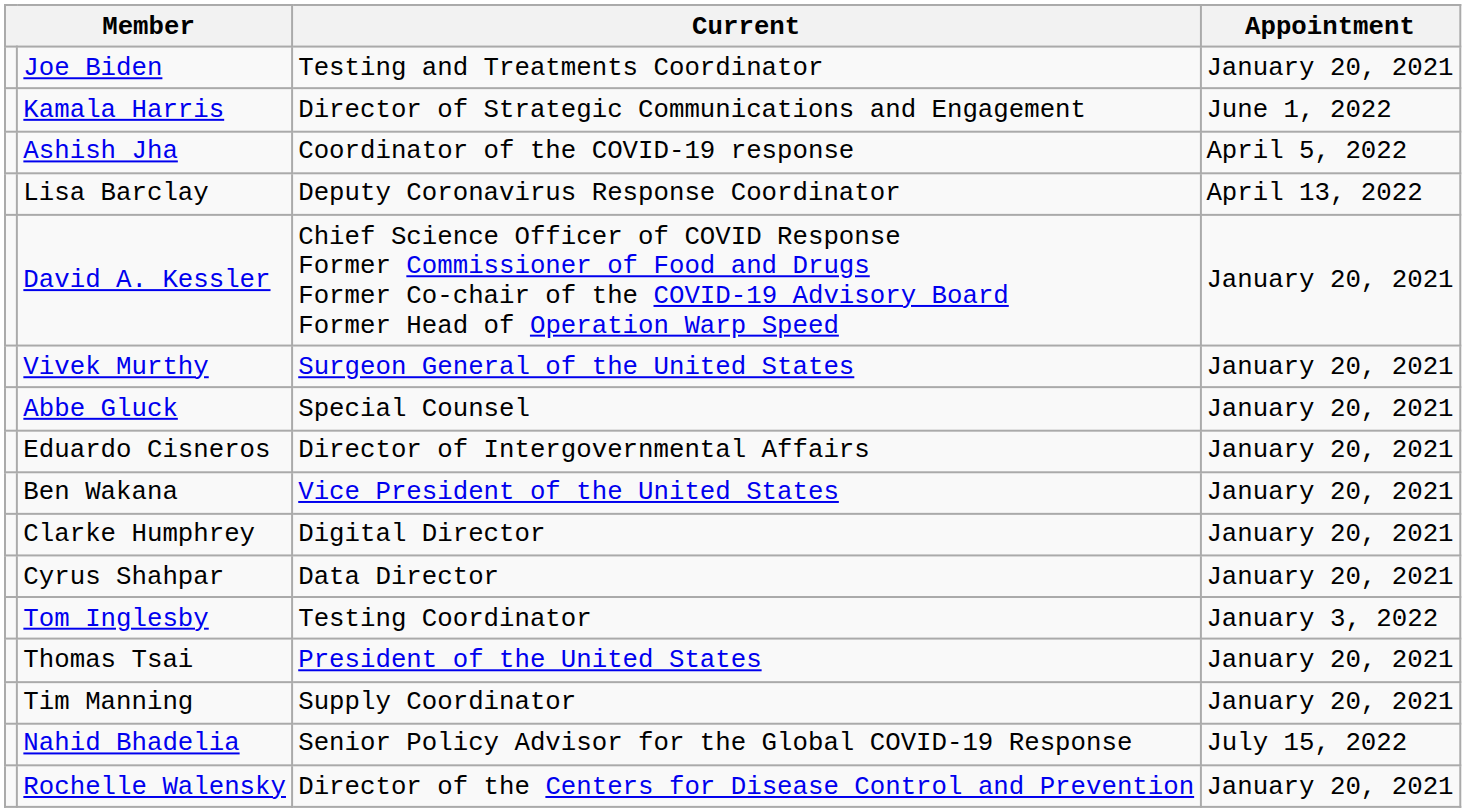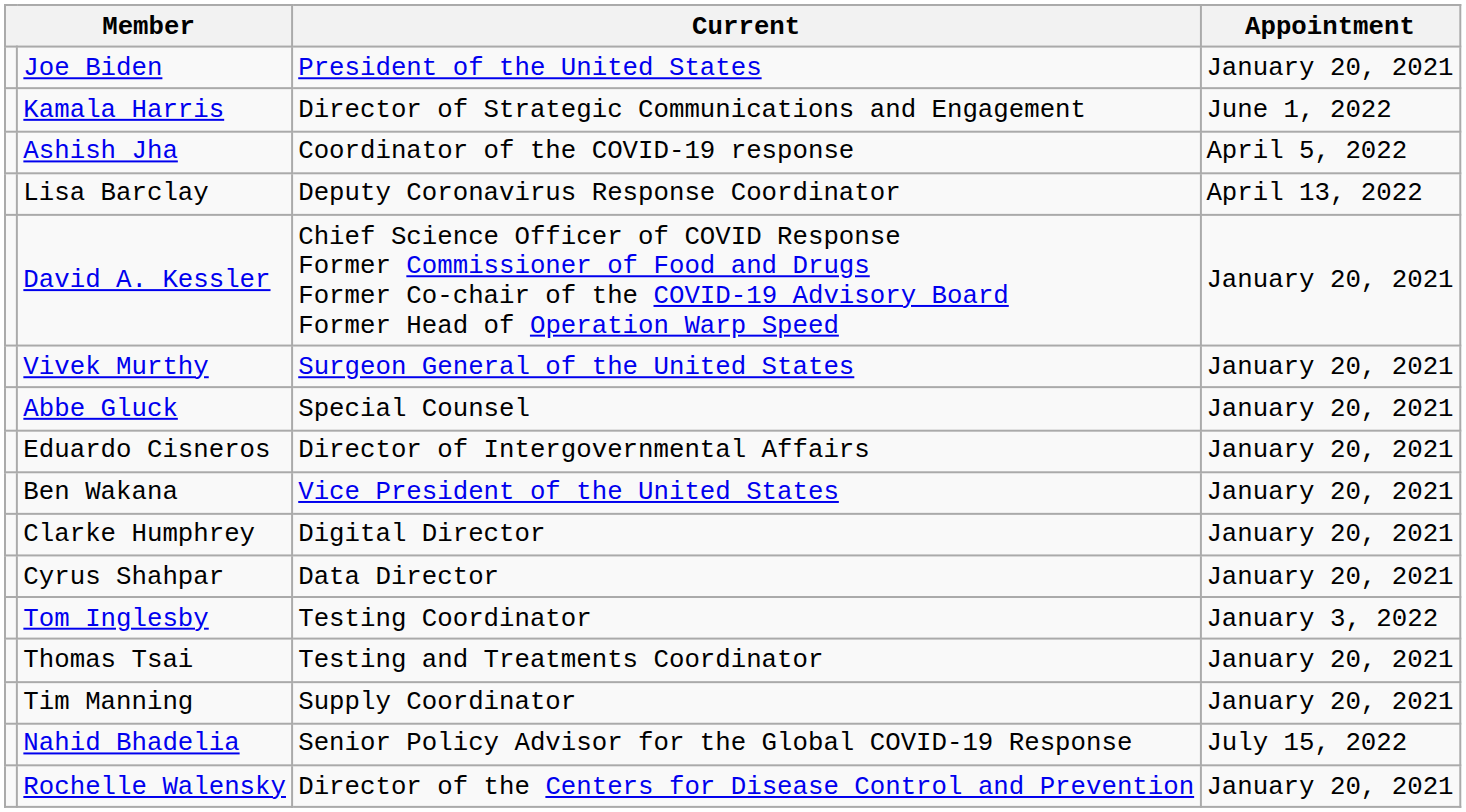(561, 68) Testing and Treatments Coordinator -> (530, 68) President of the United States
(530, 660) President of the United States -> (561, 660) Testing and Treatments Coordinator
